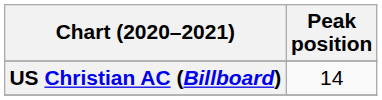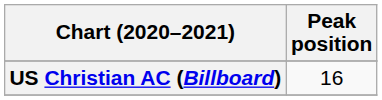(332, 77) 14 -> (332, 77) 16
